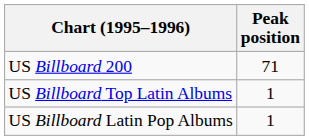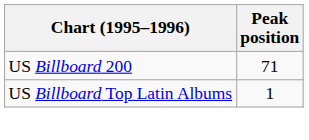- row: (121, 120)
